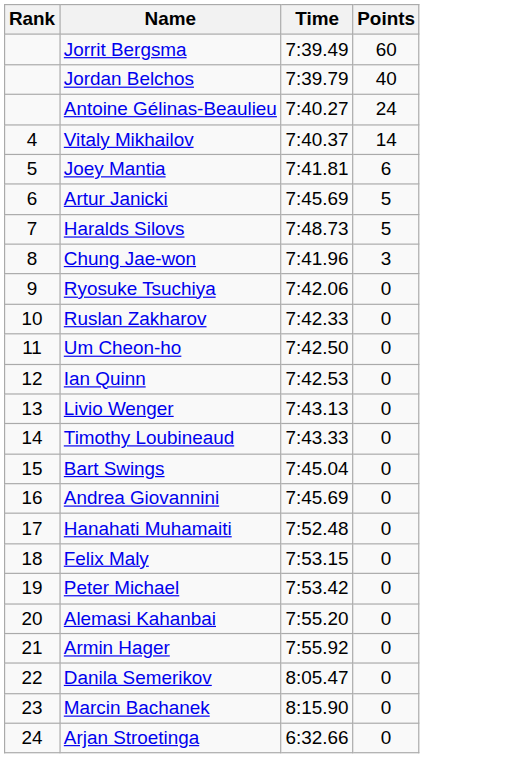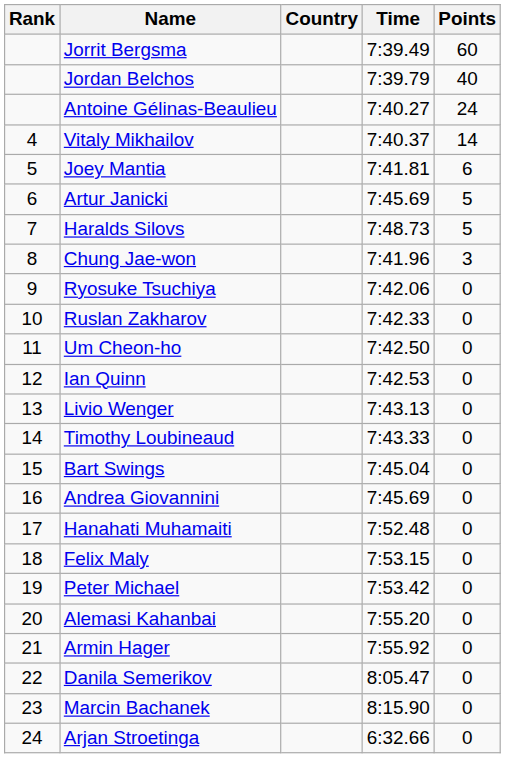+ column: (322, 19)
